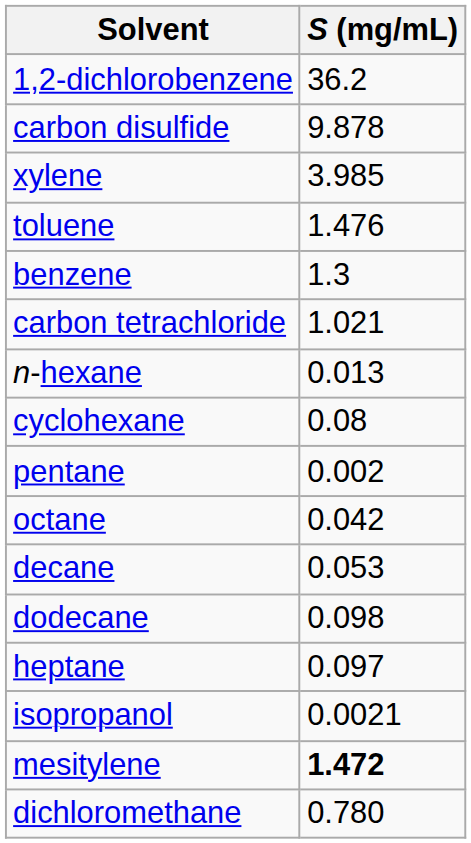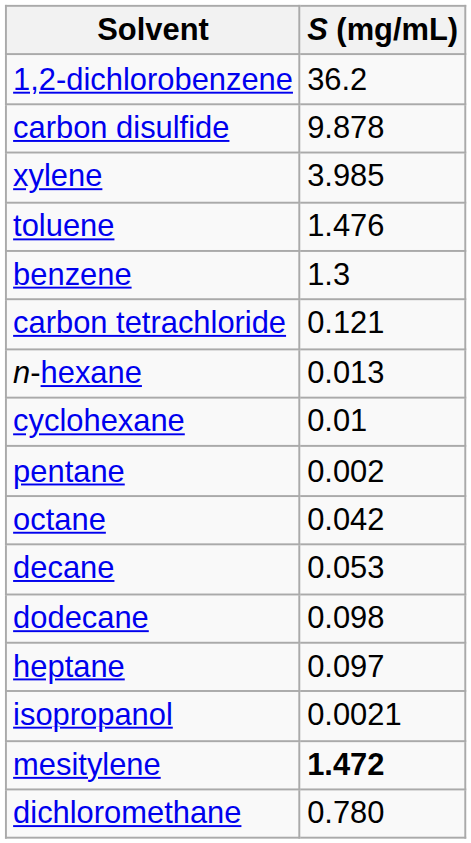(346, 323) 1.021 -> (346, 323) 0.121
(337, 421) 0.08 -> (337, 421) 0.01
